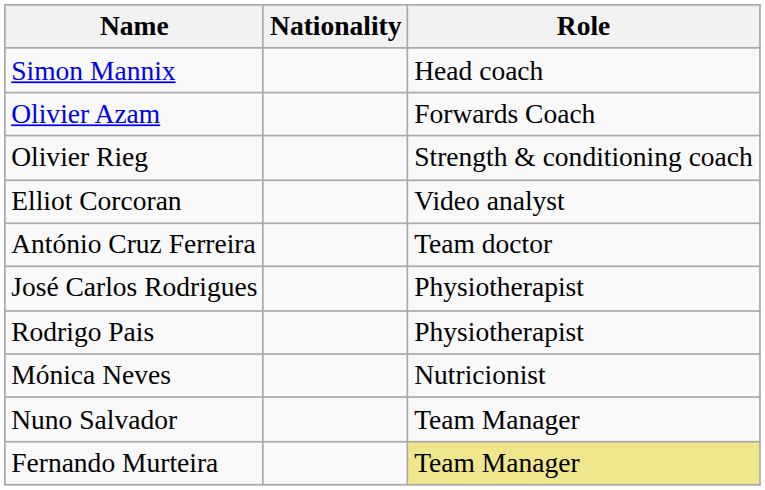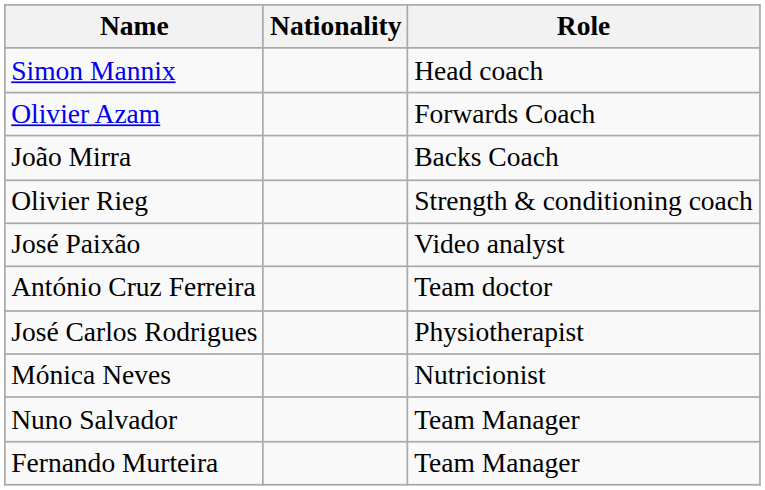+ row: (71, 157)
- row: (96, 200)
+ row: (76, 244)
- row: (83, 331)
(497, 462) khaki background -> (497, 462) no background
